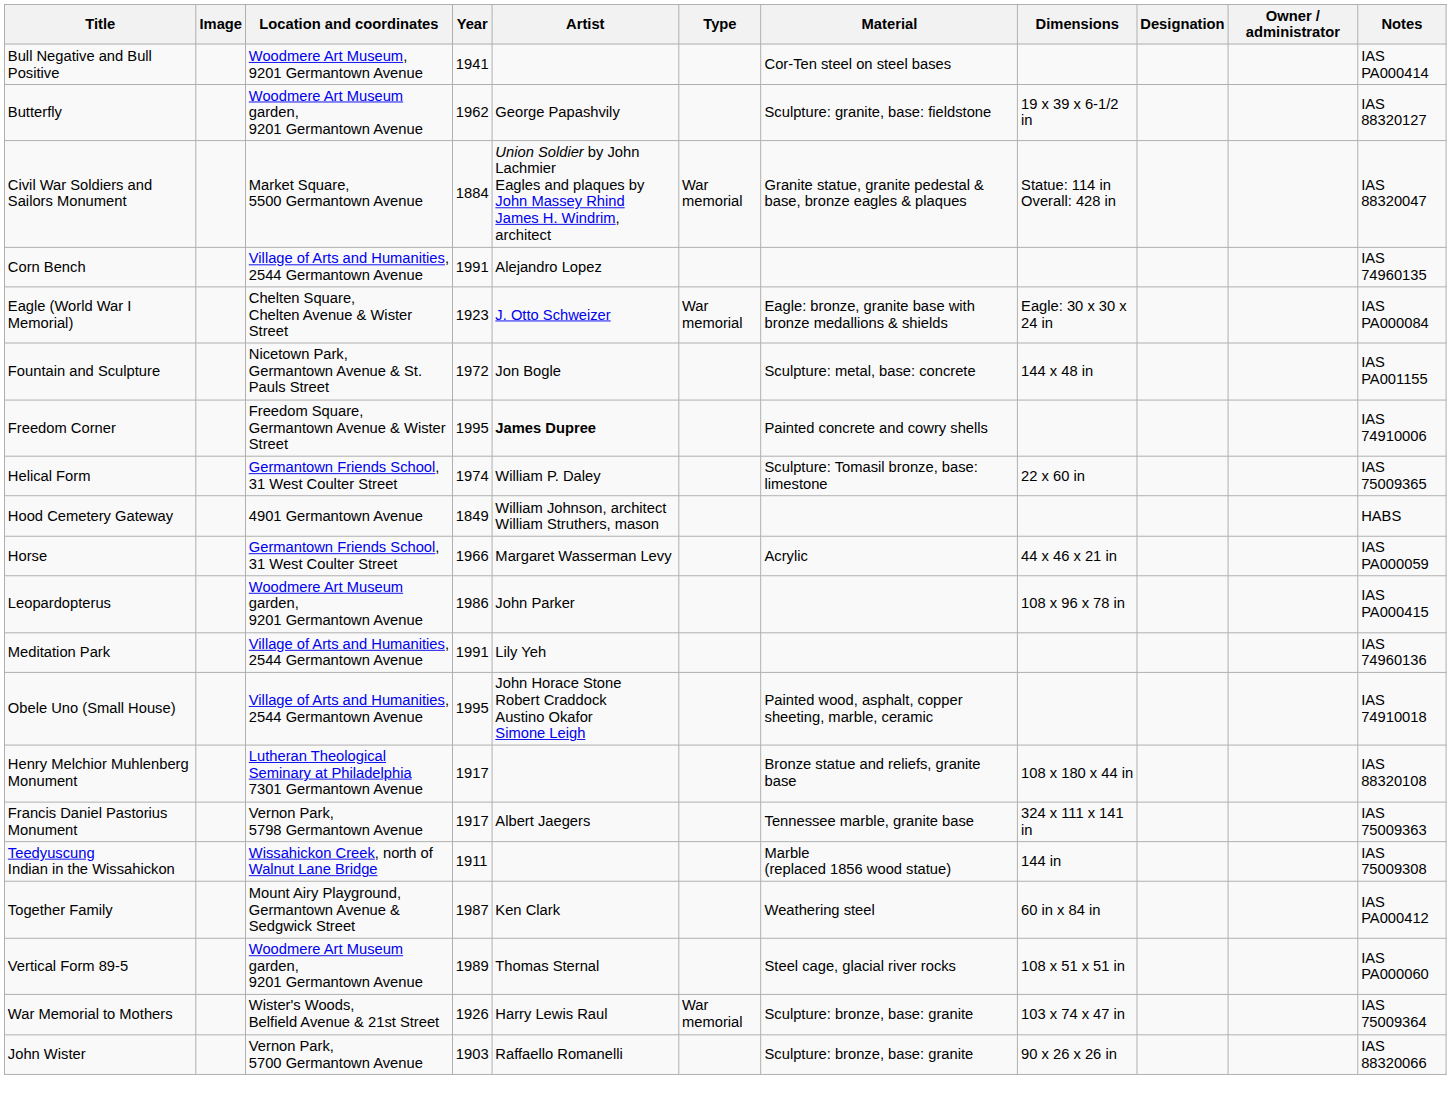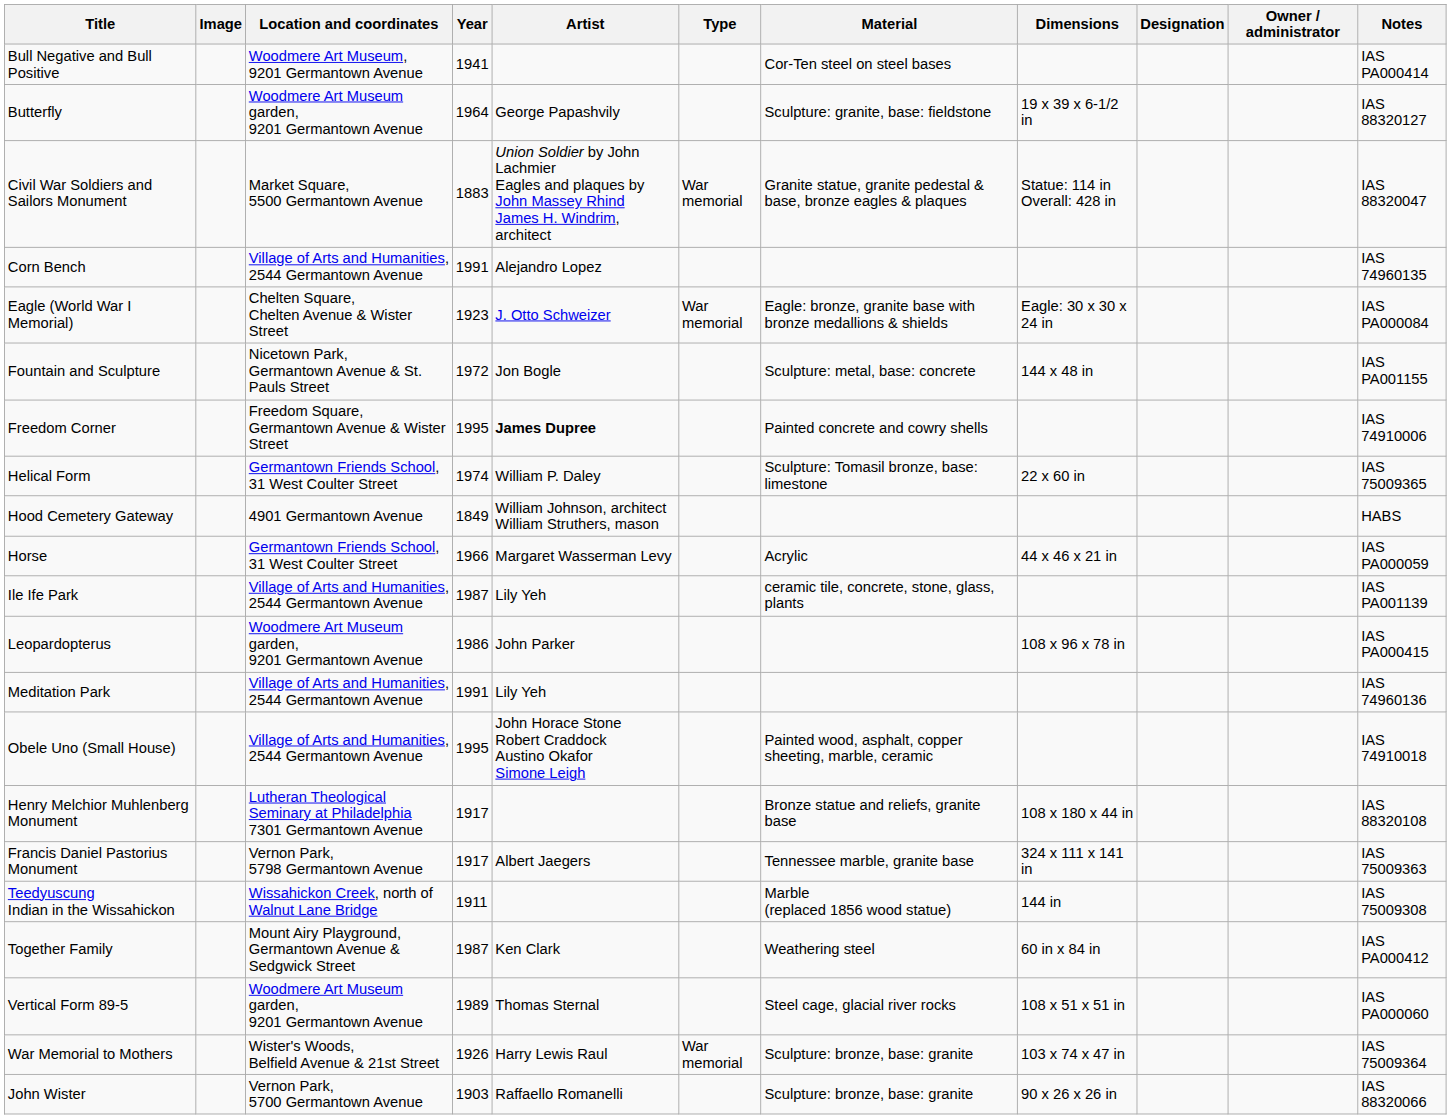(472, 112) 1962 -> (472, 112) 1964
(472, 193) 1884 -> (472, 193) 1883
+ row: (43, 595)
